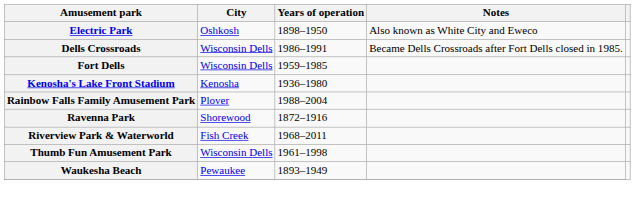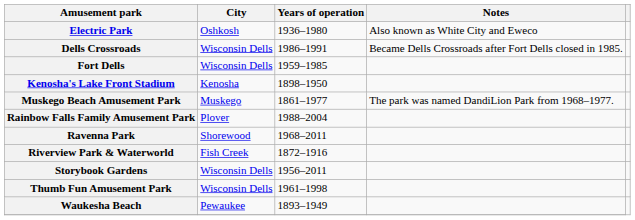(302, 30) 1898–1950 -> (302, 30) 1936–1980
(302, 83) 1936–1980 -> (302, 83) 1898–1950
+ row: (101, 100)
(302, 118) 1872–1916 -> (302, 135) 1968–2011
(302, 135) 1968–2011 -> (302, 153) 1872–1916
+ row: (101, 170)
